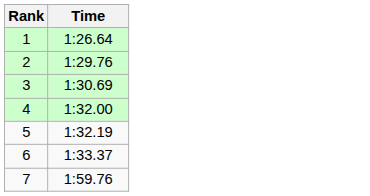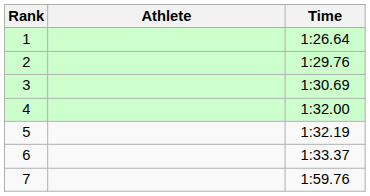+ column: (166, 16)
